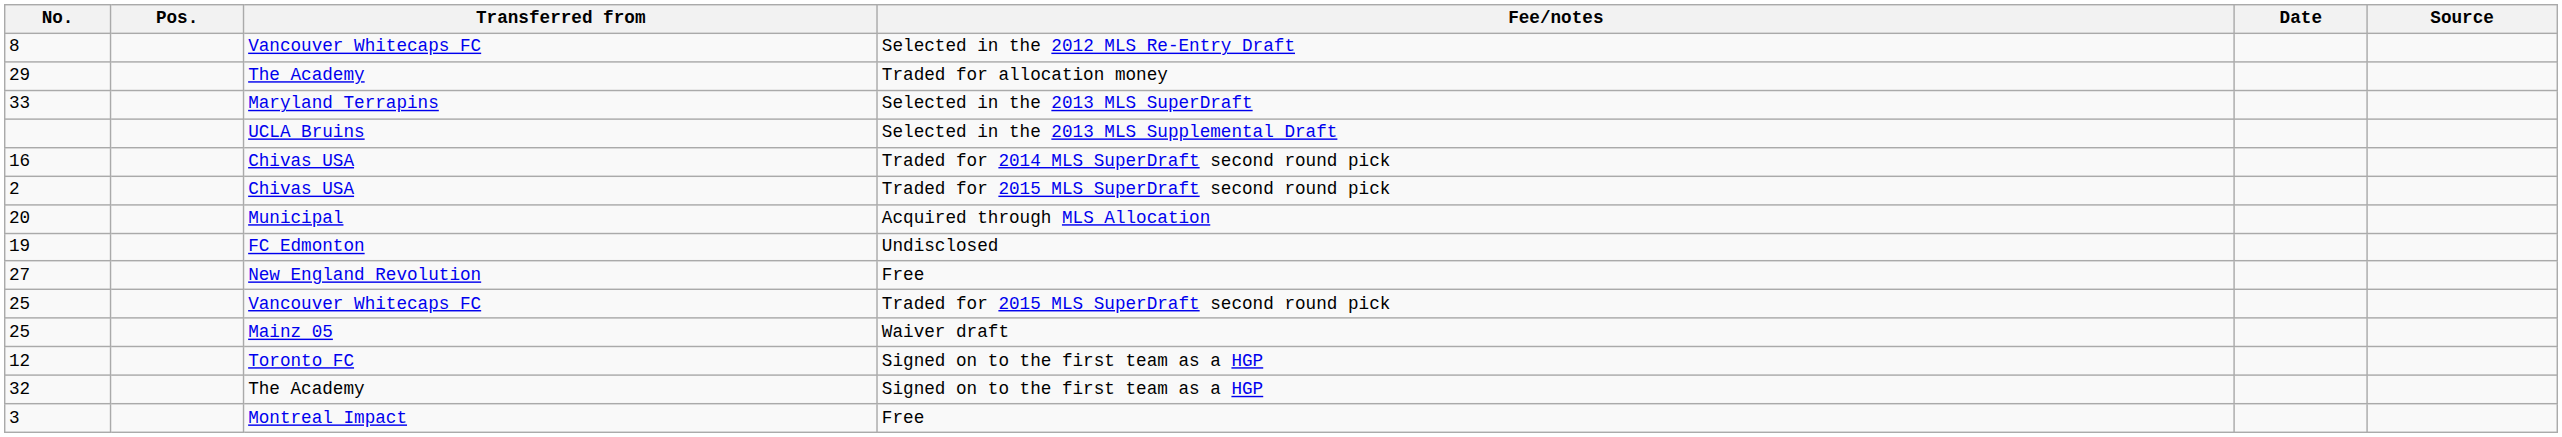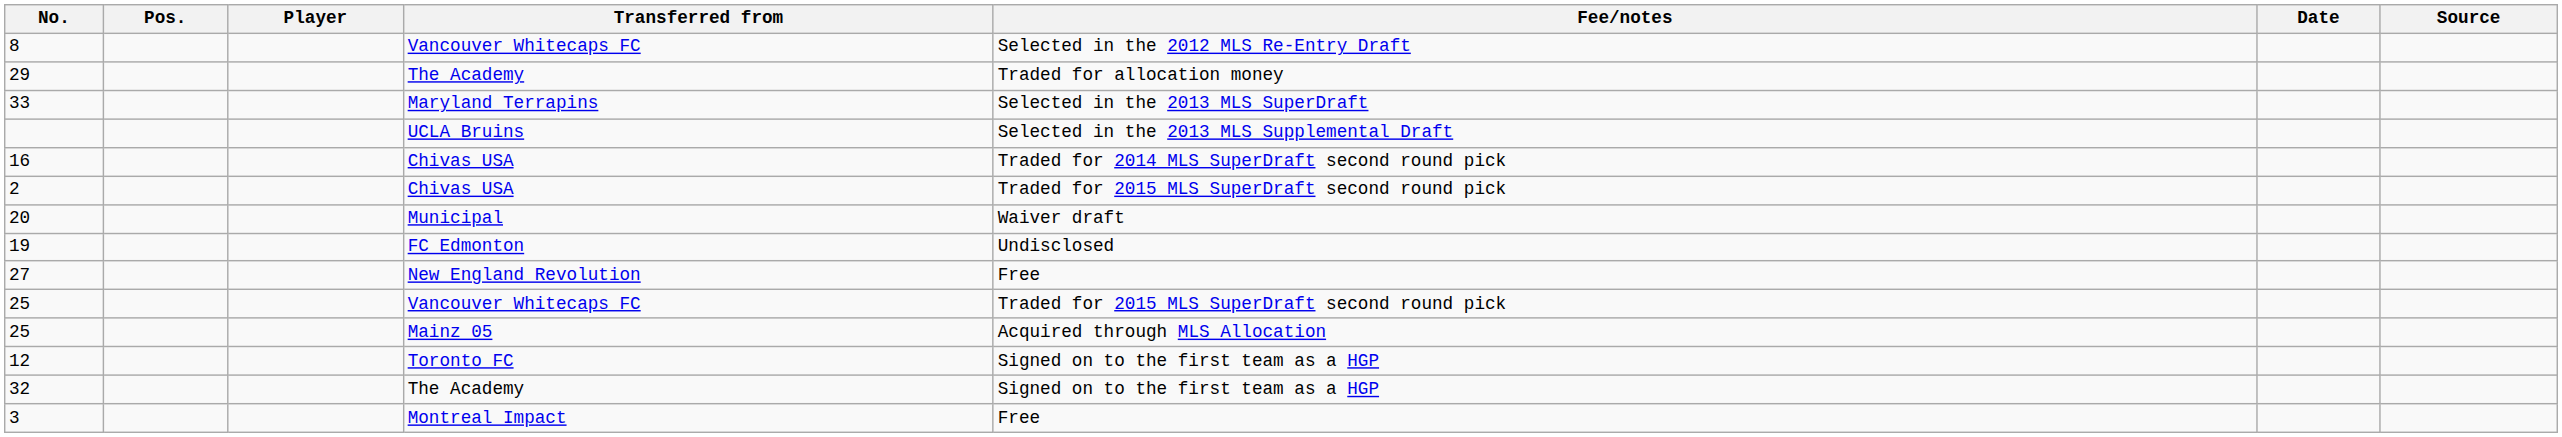+ column: (315, 19)
(1046, 219) Acquired through MLS Allocation -> (1061, 219) Waiver draft
(945, 333) Waiver draft -> (1162, 333) Acquired through MLS Allocation
